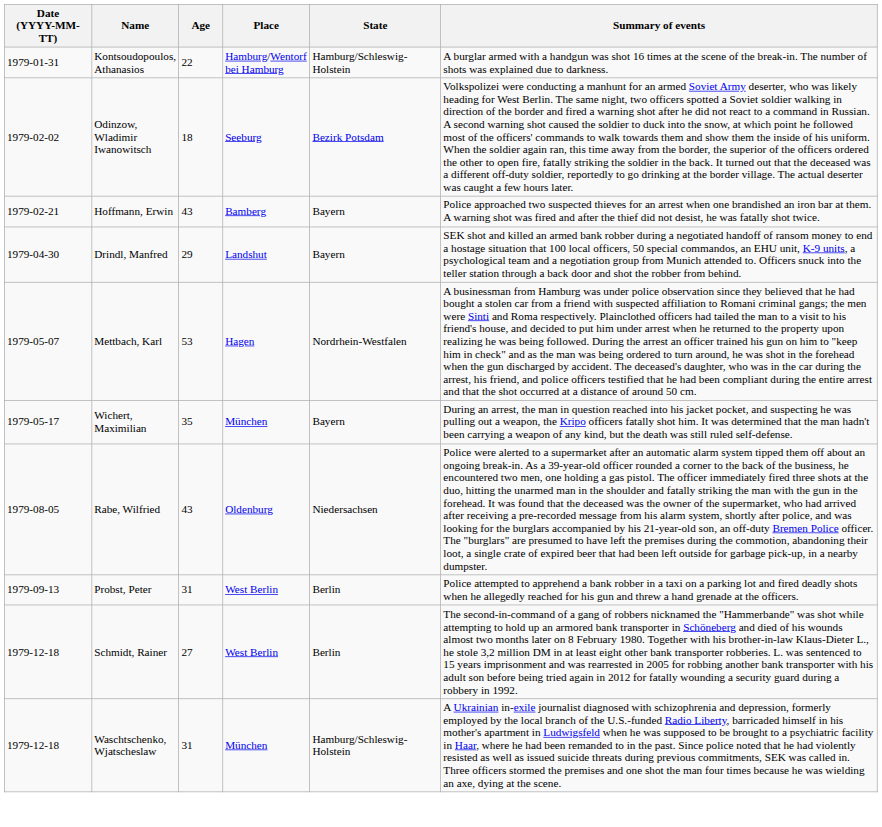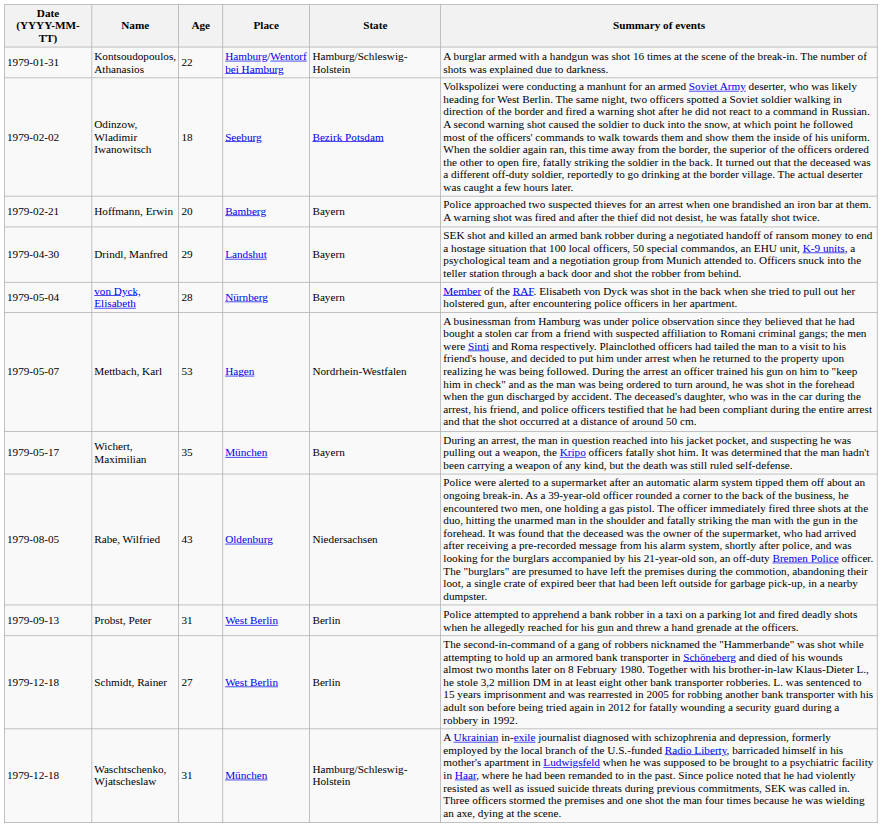(187, 211) 43 -> (187, 211) 20
+ row: (118, 297)
